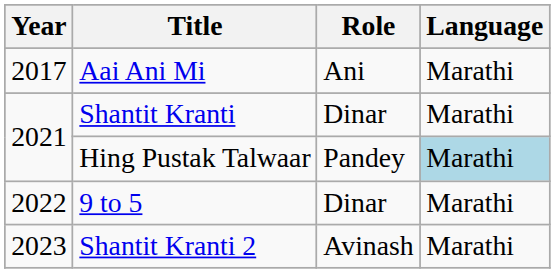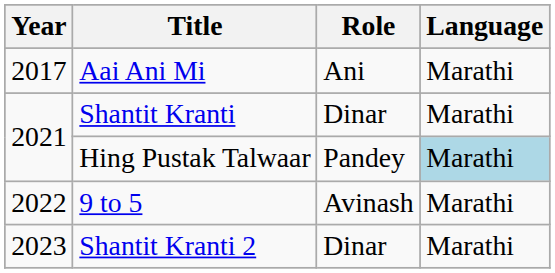(355, 202) Dinar -> (368, 202) Avinash
(368, 245) Avinash -> (355, 245) Dinar
